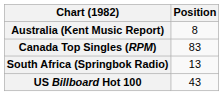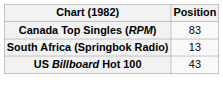- row: (88, 30)
